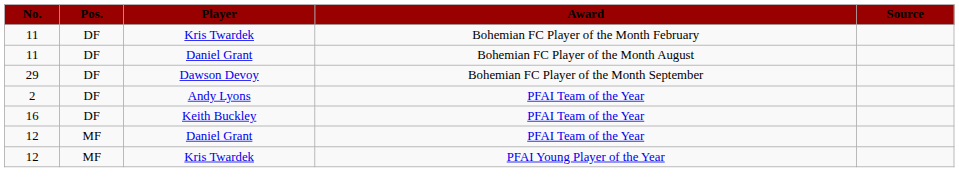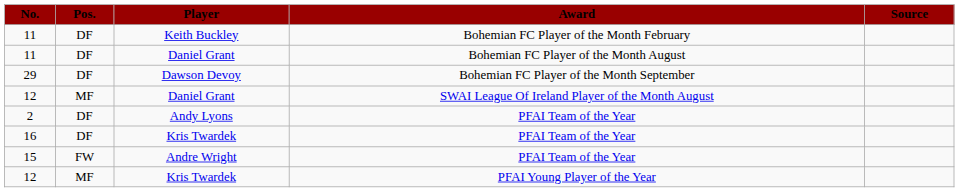(219, 34) Kris Twardek -> (201, 34) Keith Buckley
+ row: (30, 95)
(219, 116) Keith Buckley -> (201, 136) Kris Twardek
- row: (32, 136)
+ row: (30, 156)
